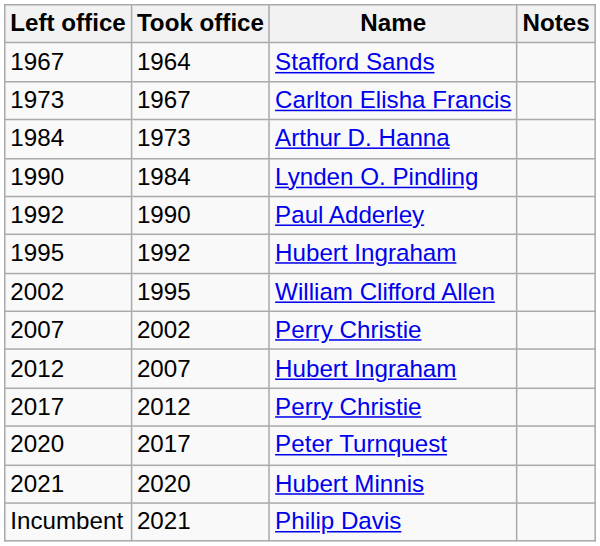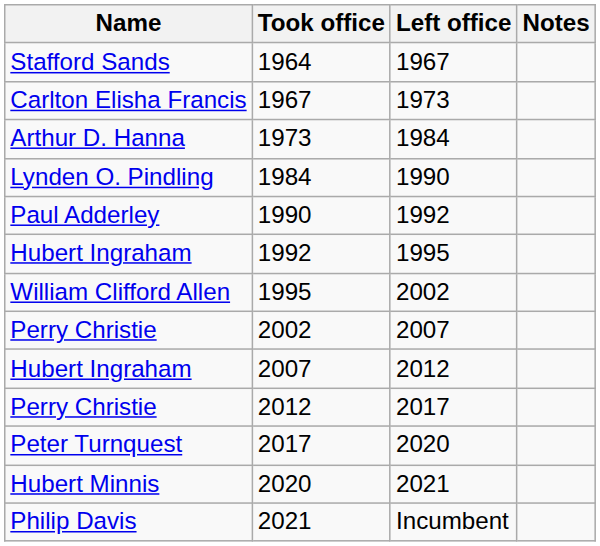columns swapped: (393, 23) <-> (68, 23)
